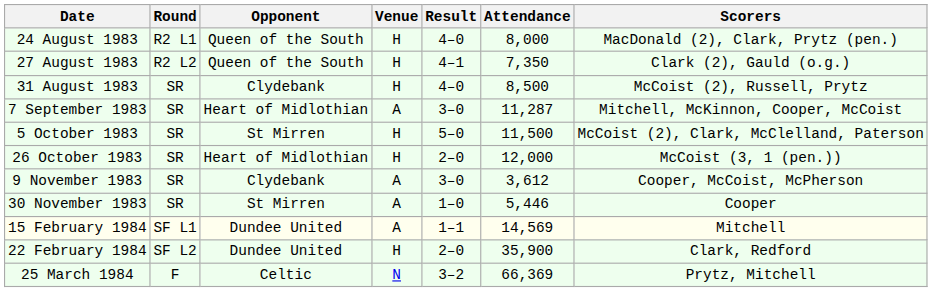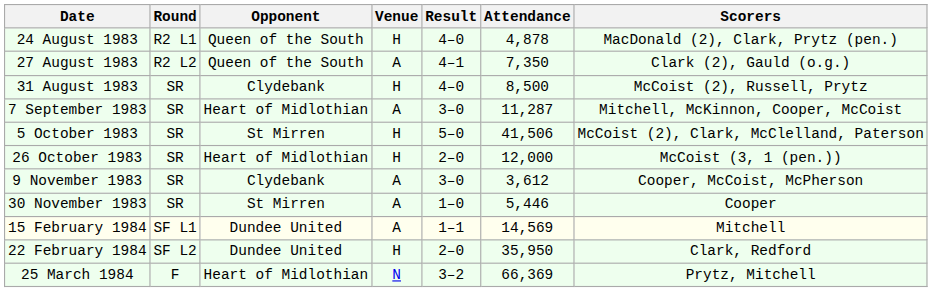(527, 40) 8,000 -> (527, 40) 4,878
(397, 63) H -> (397, 63) A
(527, 134) 11,500 -> (527, 134) 41,506
(527, 251) 35,900 -> (527, 251) 35,950
(286, 275) Celtic -> (286, 275) Heart of Midlothian
